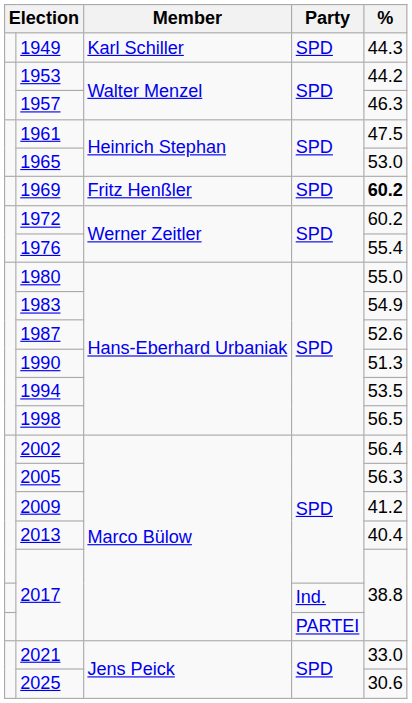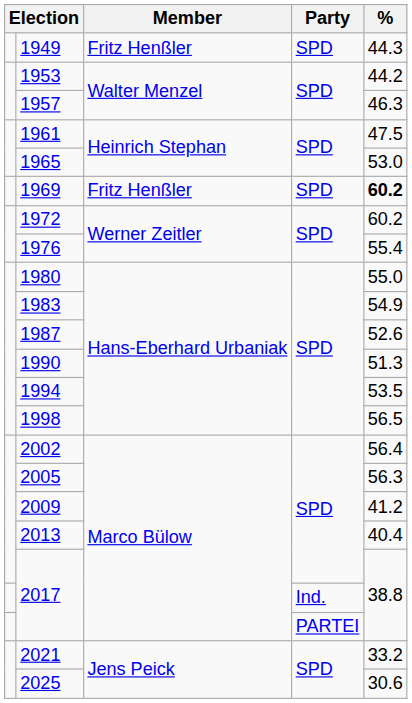(136, 47) Karl Schiller -> (140, 47) Fritz Henßler
(385, 654) 33.0 -> (385, 654) 33.2
